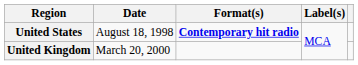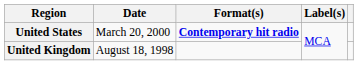(135, 32) August 18, 1998 -> (133, 32) March 20, 2000
(133, 50) March 20, 2000 -> (135, 50) August 18, 1998
